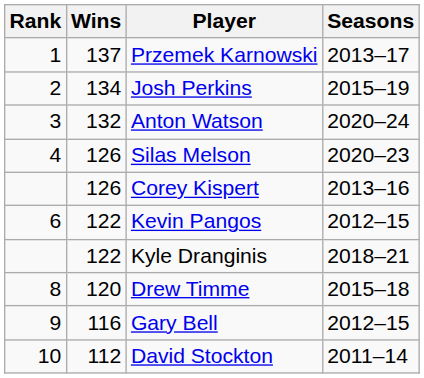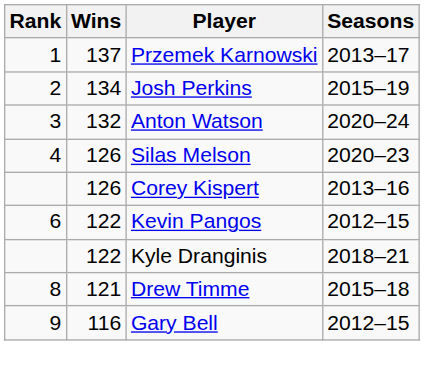(104, 289) 120 -> (104, 289) 121
- row: (202, 356)
